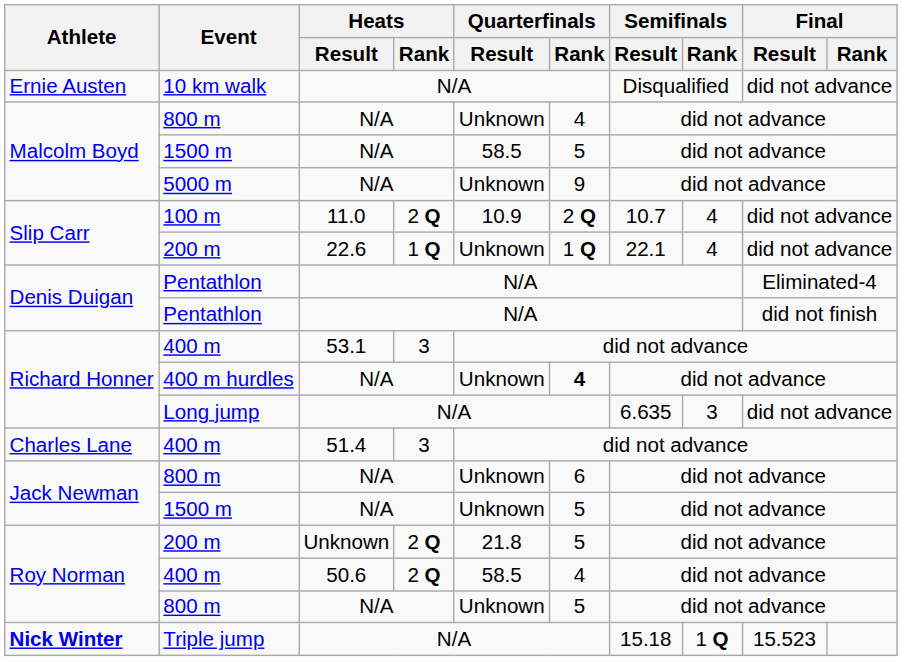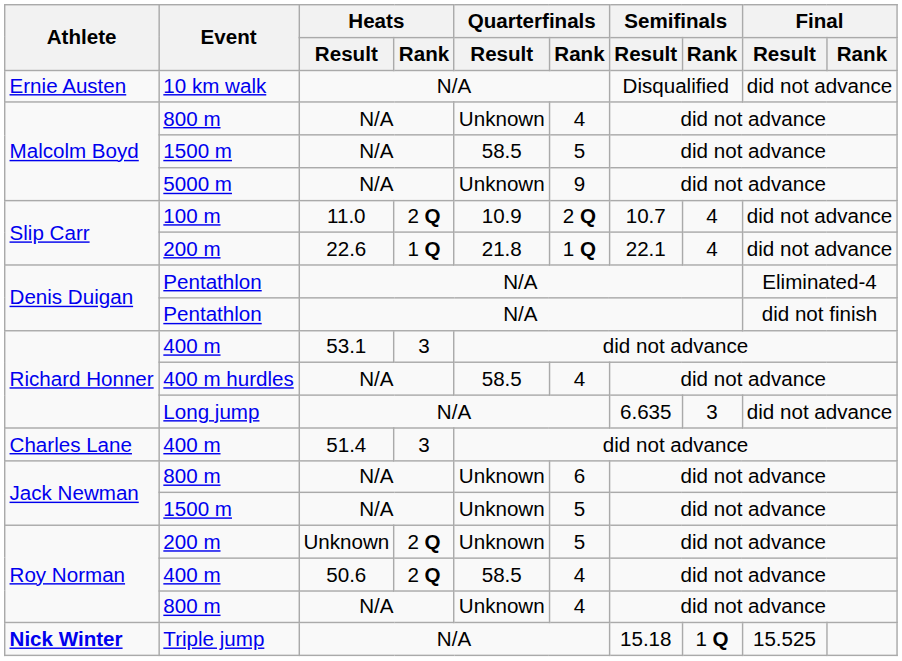(502, 249) Unknown -> (502, 249) 21.8
(502, 379) Unknown -> (502, 379) 58.5
(579, 379) bold -> (579, 379) normal
(502, 542) 21.8 -> (502, 542) Unknown
(579, 607) 5 -> (579, 607) 4
(784, 639) 15.523 -> (784, 639) 15.525
